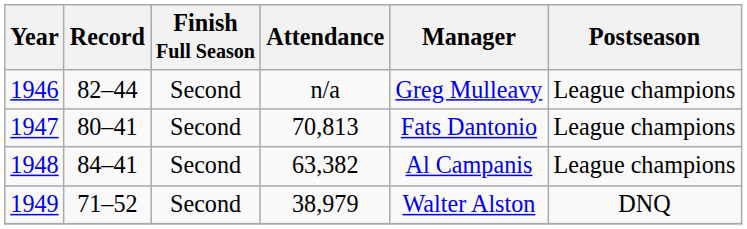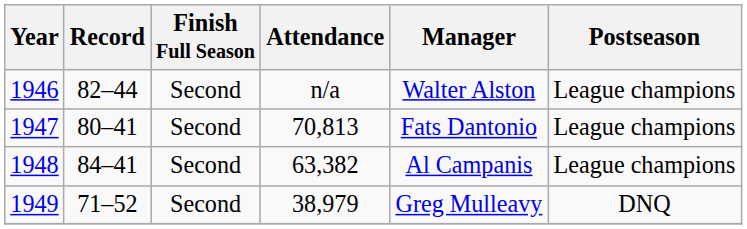(469, 89) Greg Mulleavy -> (469, 89) Walter Alston
(469, 204) Walter Alston -> (469, 204) Greg Mulleavy
